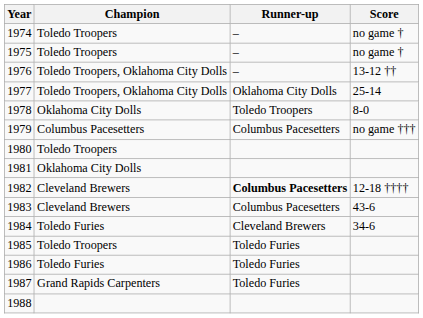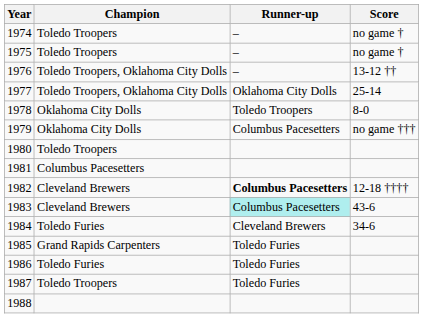(91, 129) Columbus Pacesetters -> (89, 129) Oklahoma City Dolls
(89, 168) Oklahoma City Dolls -> (91, 168) Columbus Pacesetters
(286, 206) no background -> (286, 206) paleturquoise background
(77, 245) Toledo Troopers -> (99, 245) Grand Rapids Carpenters
(99, 284) Grand Rapids Carpenters -> (77, 284) Toledo Troopers
